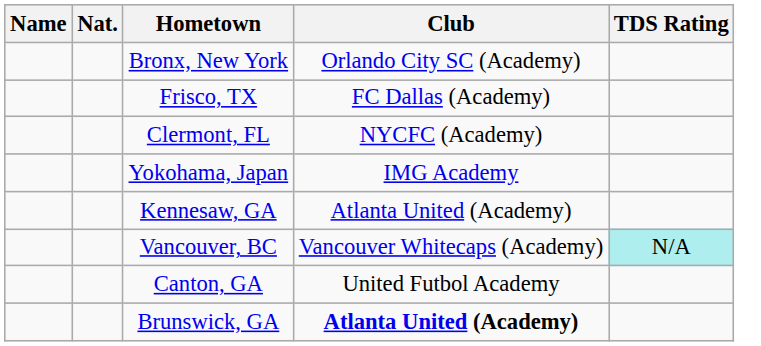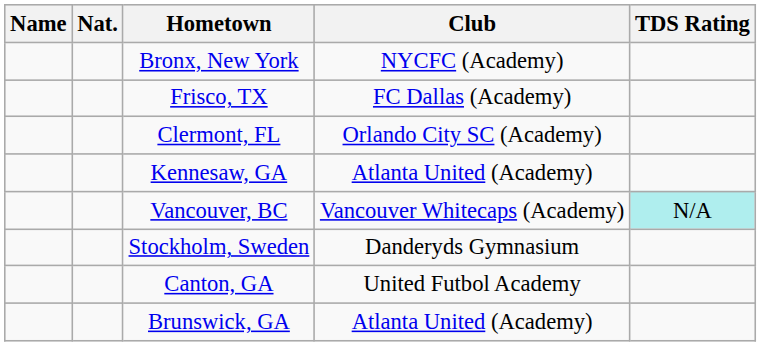(451, 60) Orlando City SC (Academy) -> (472, 60) NYCFC (Academy)
(451, 135) NYCFC (Academy) -> (472, 135) Orlando City SC (Academy)
- row: (208, 172)
+ row: (219, 247)
(451, 321) bold -> (472, 321) normal
